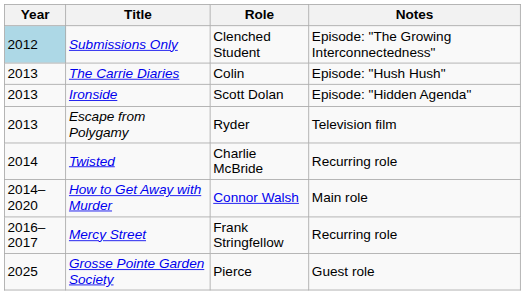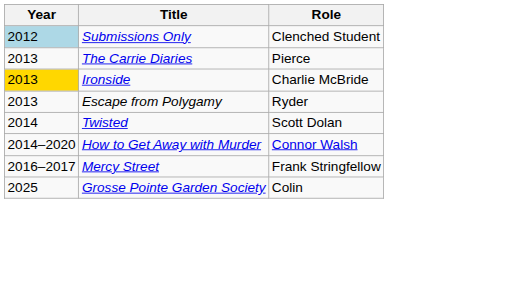- column: (415, 15)
(229, 73) Colin -> (291, 58) Pierce
(23, 95) no background -> (23, 79) gold background
(248, 95) Scott Dolan -> (320, 79) Charlie McBride
(238, 161) Charlie McBride -> (307, 123) Scott Dolan
(233, 271) Pierce -> (287, 187) Colin
